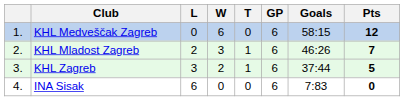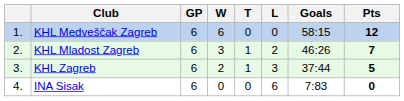columns swapped: (275, 13) <-> (194, 13)
